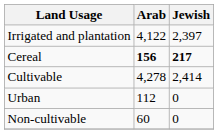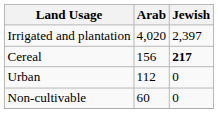(151, 35) 4,122 -> (151, 35) 4,020
(146, 56) bold -> (146, 56) normal
- row: (35, 77)
